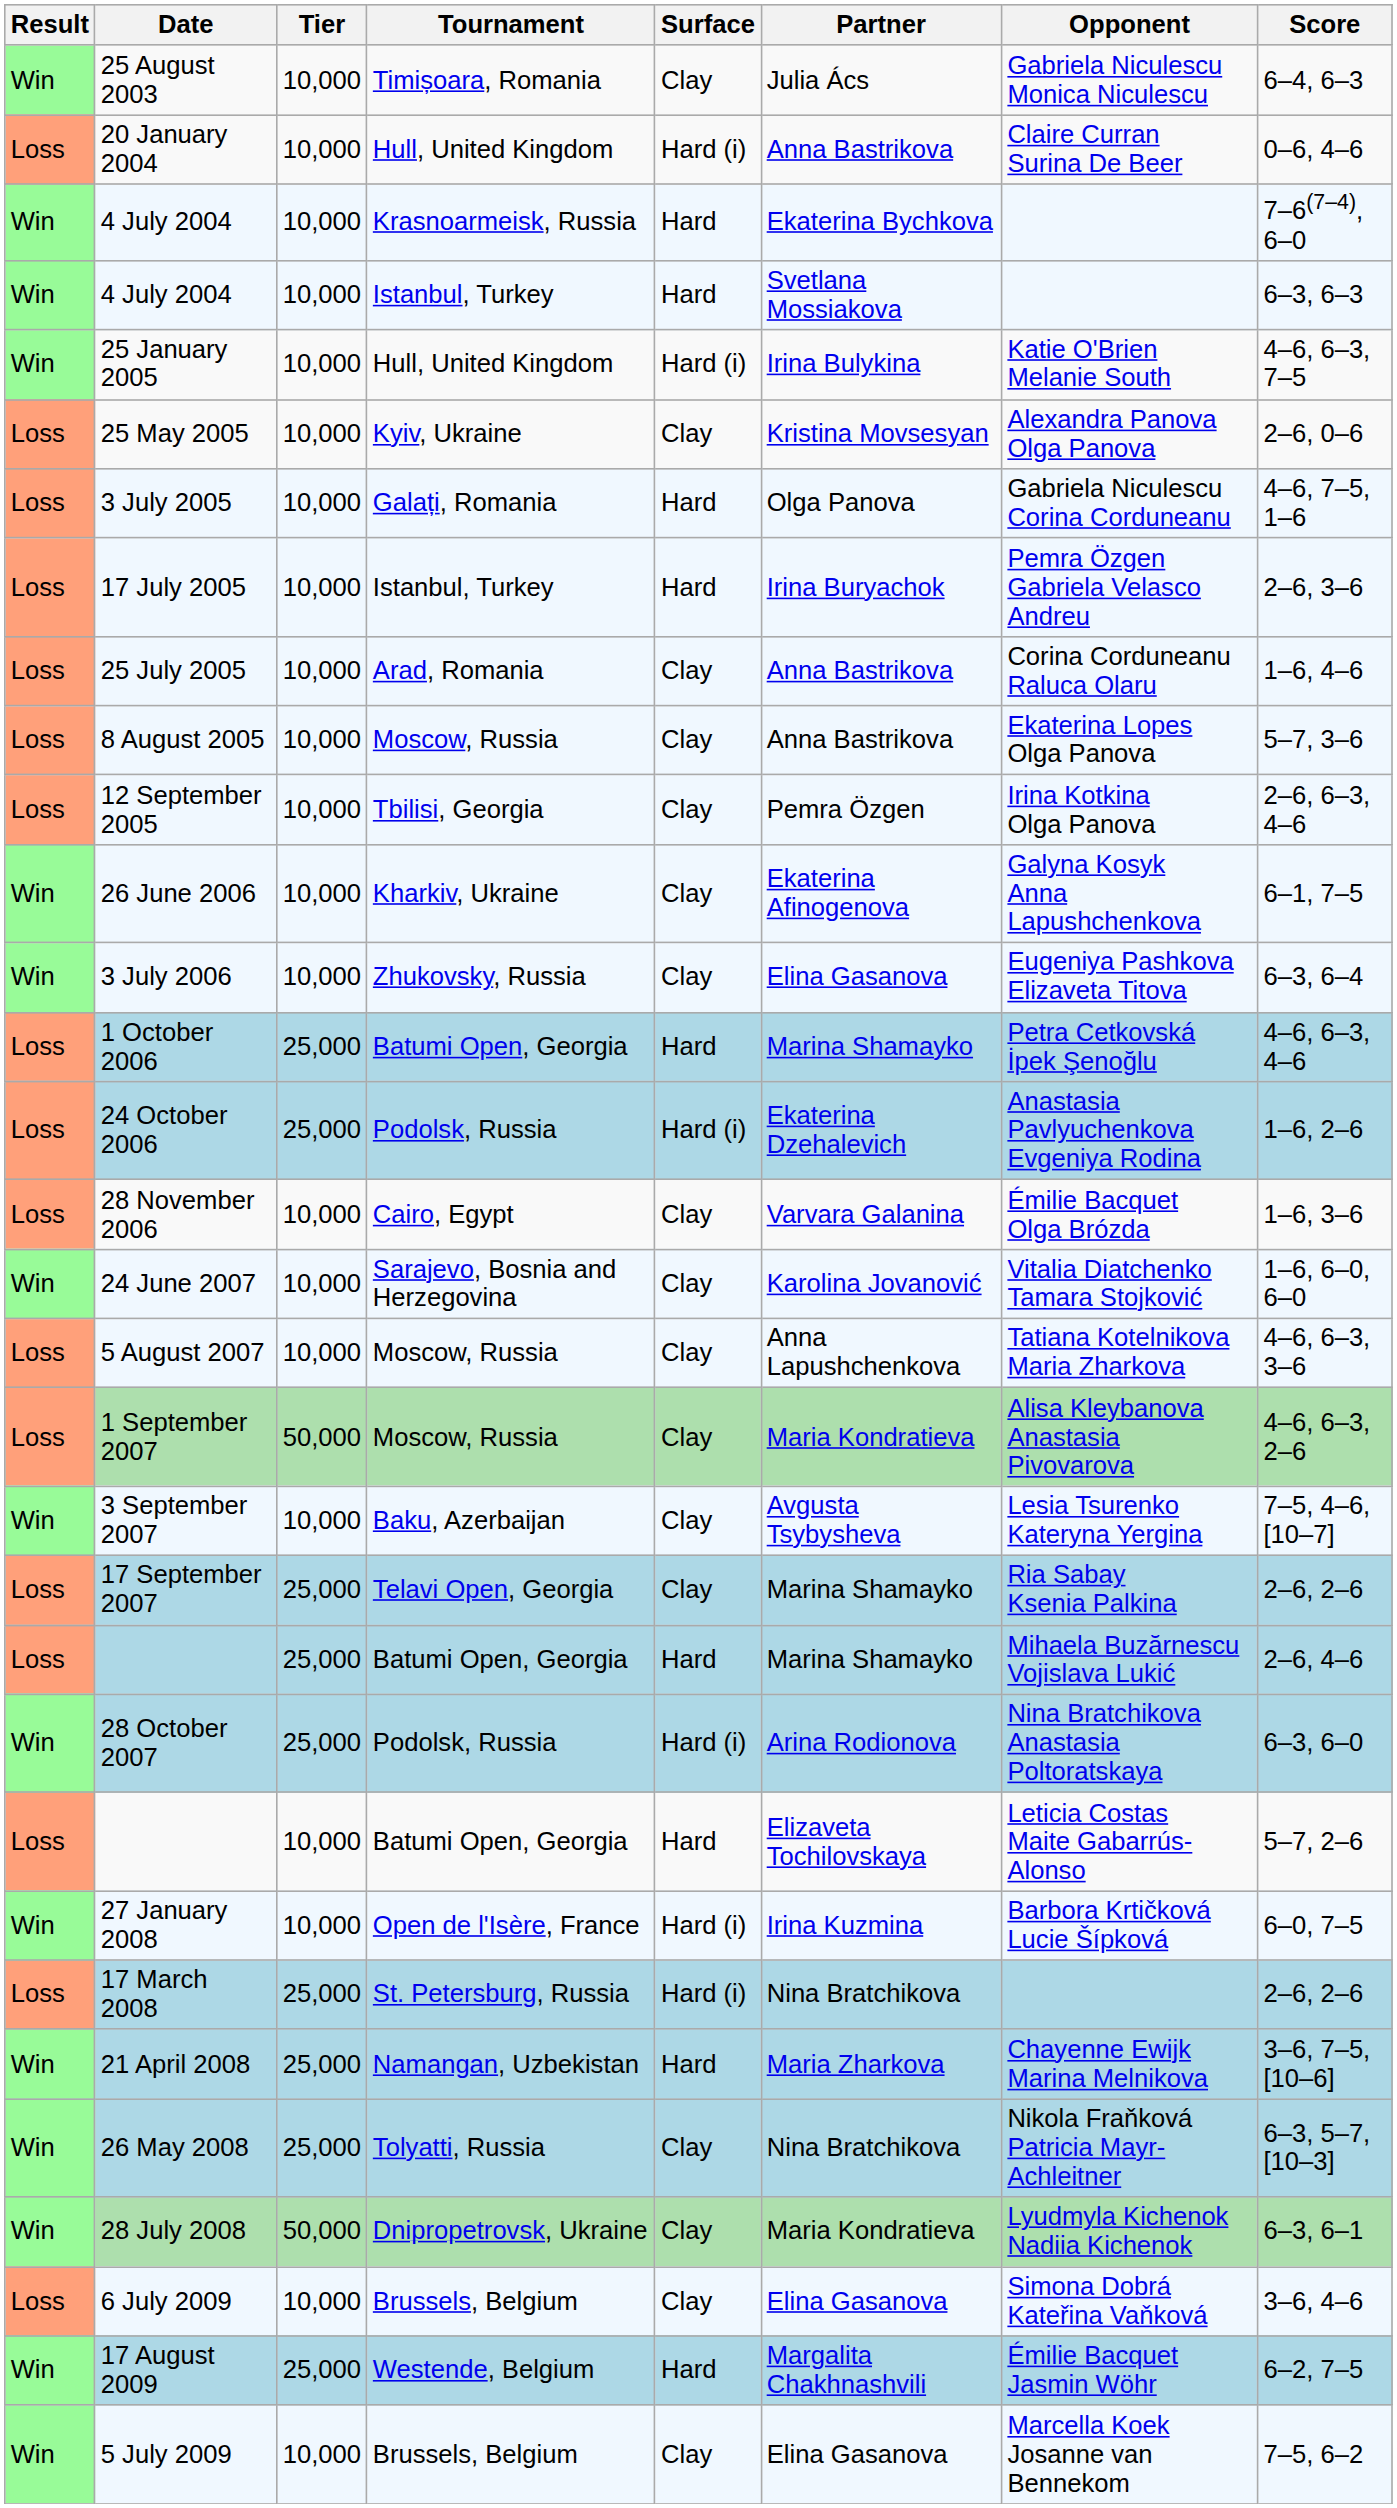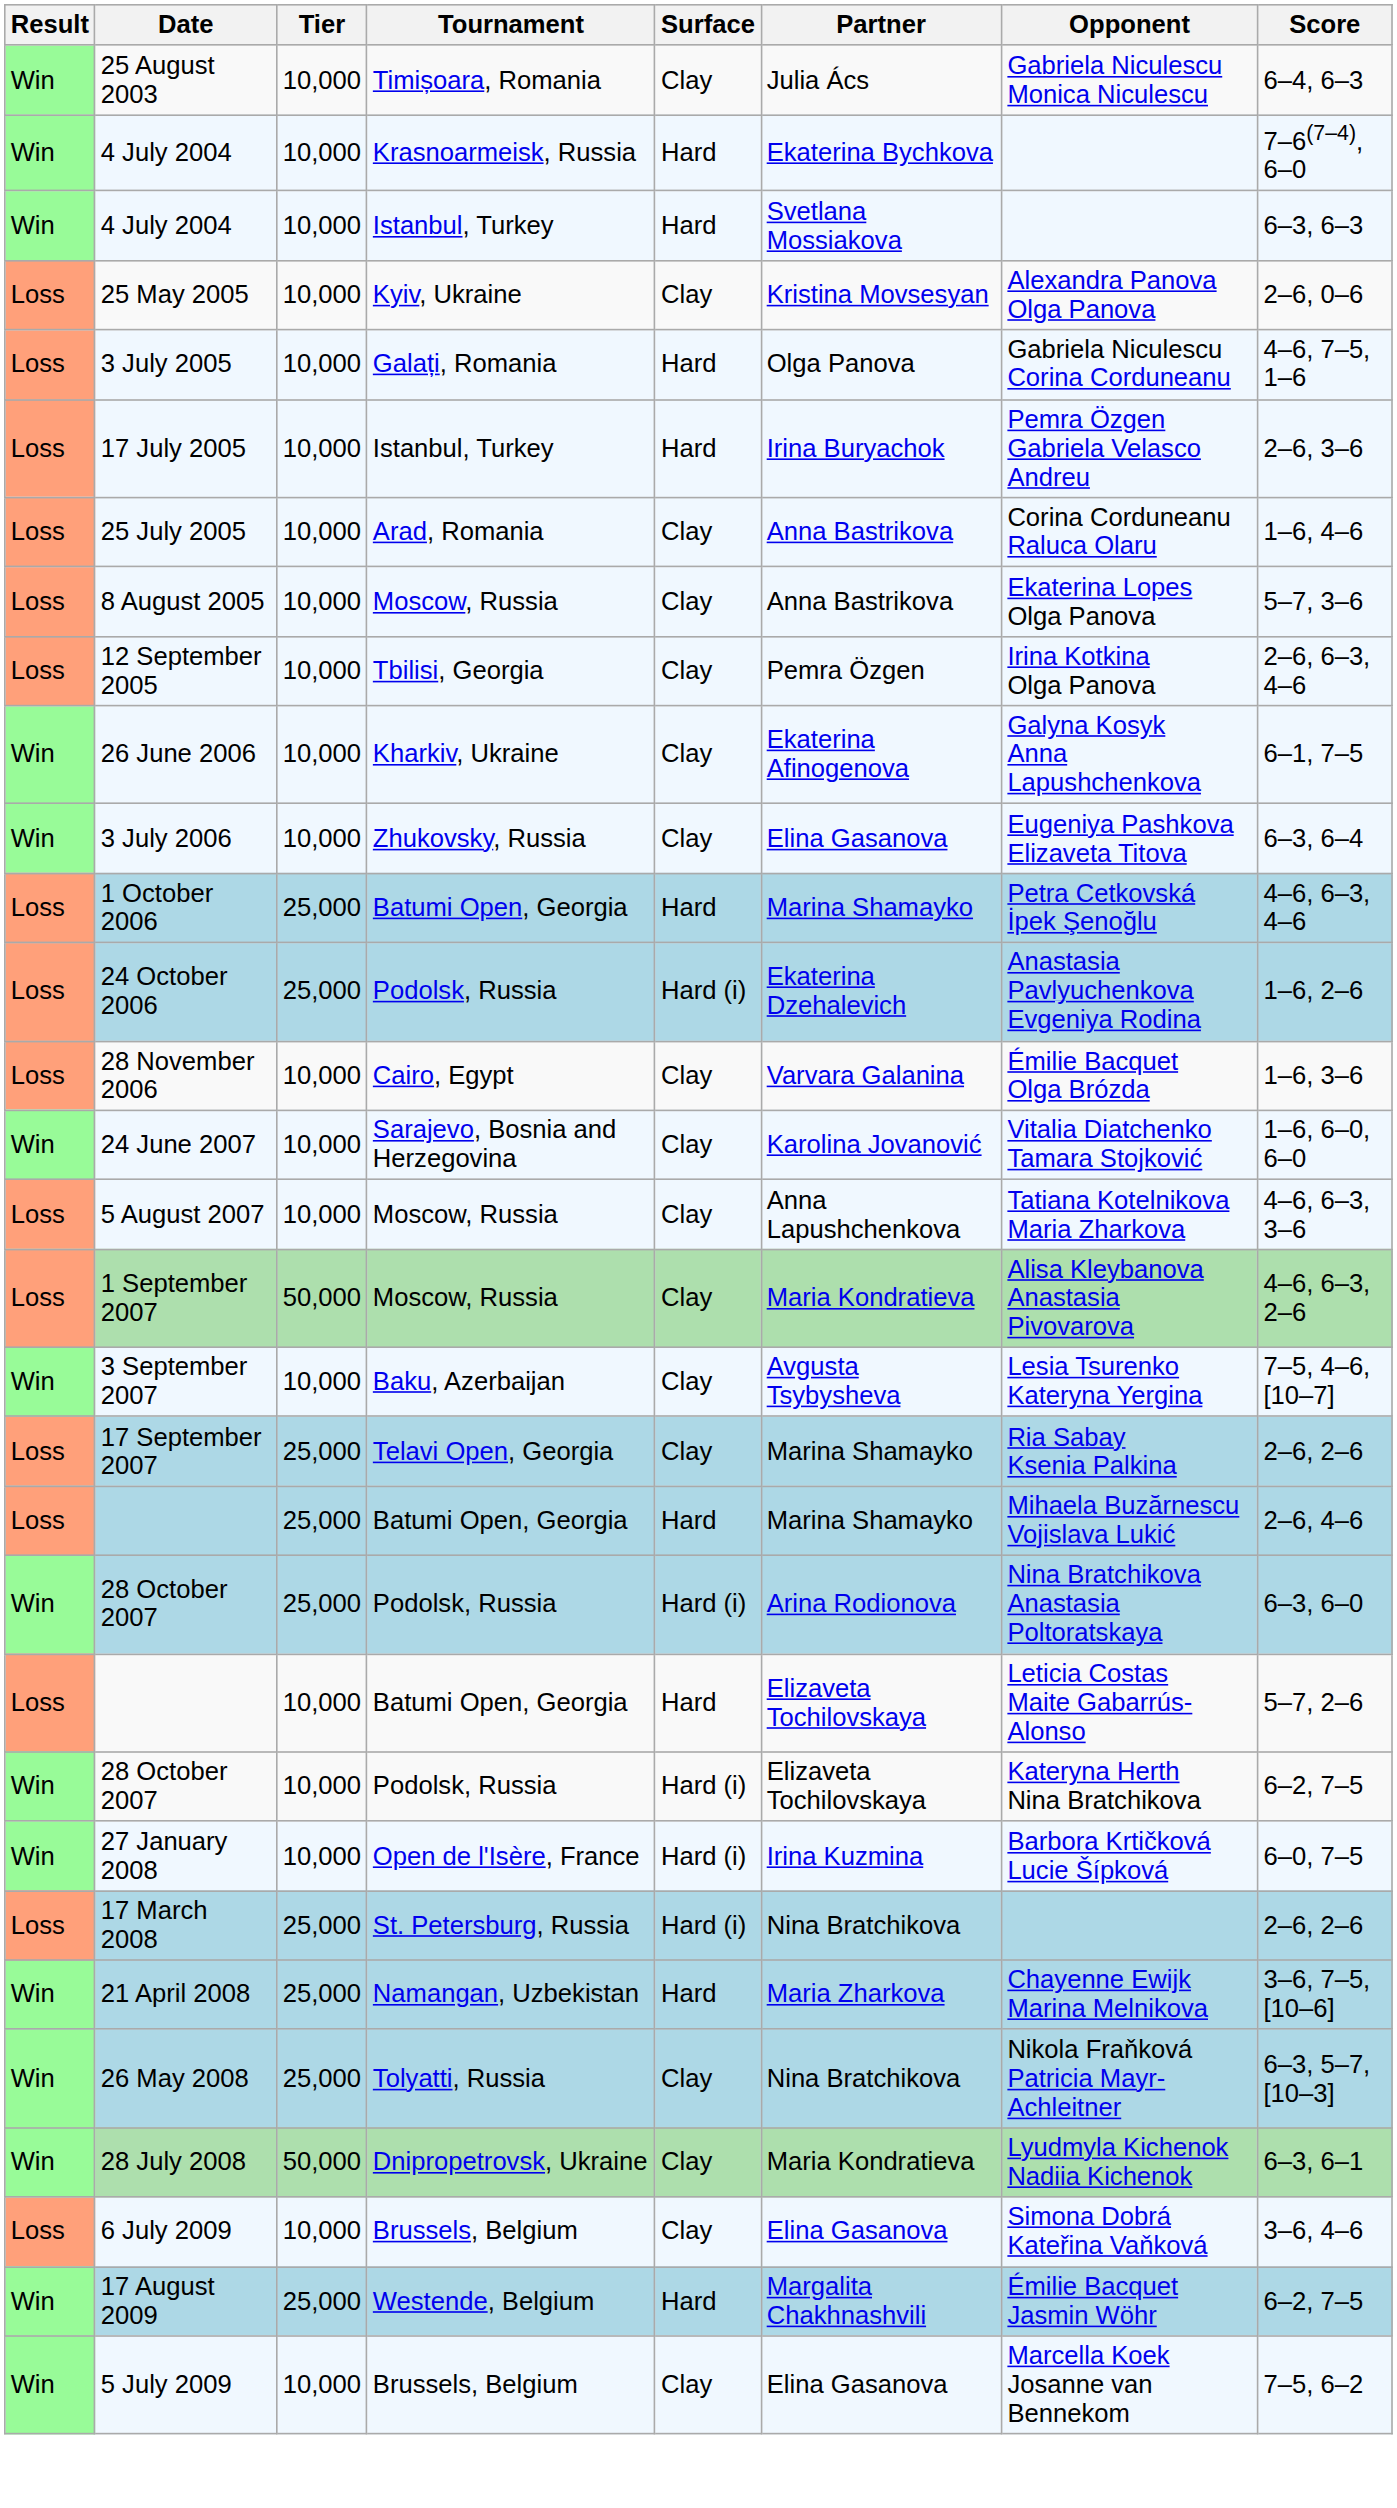- row: (164, 149)
- row: (164, 364)
+ row: (164, 1786)
